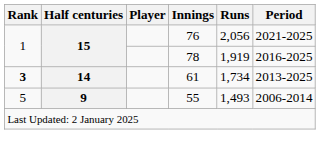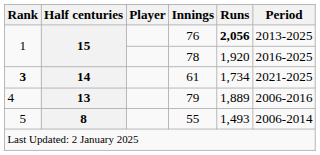(235, 35) normal -> (235, 35) bold
(284, 35) 2021-2025 -> (284, 35) 2013-2025
(235, 56) 1,919 -> (235, 56) 1,920
(284, 77) 2013-2025 -> (284, 77) 2021-2025
+ row: (193, 98)
(84, 98) 9 -> (84, 118) 8
